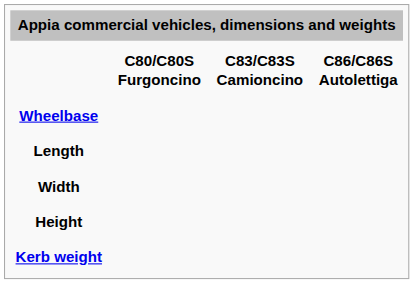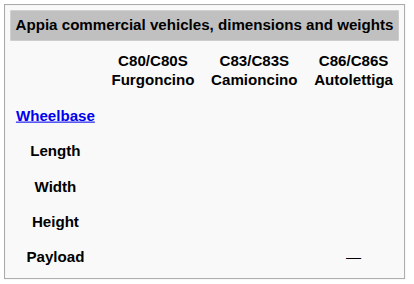- row: (59, 257)
+ row: (55, 257)
